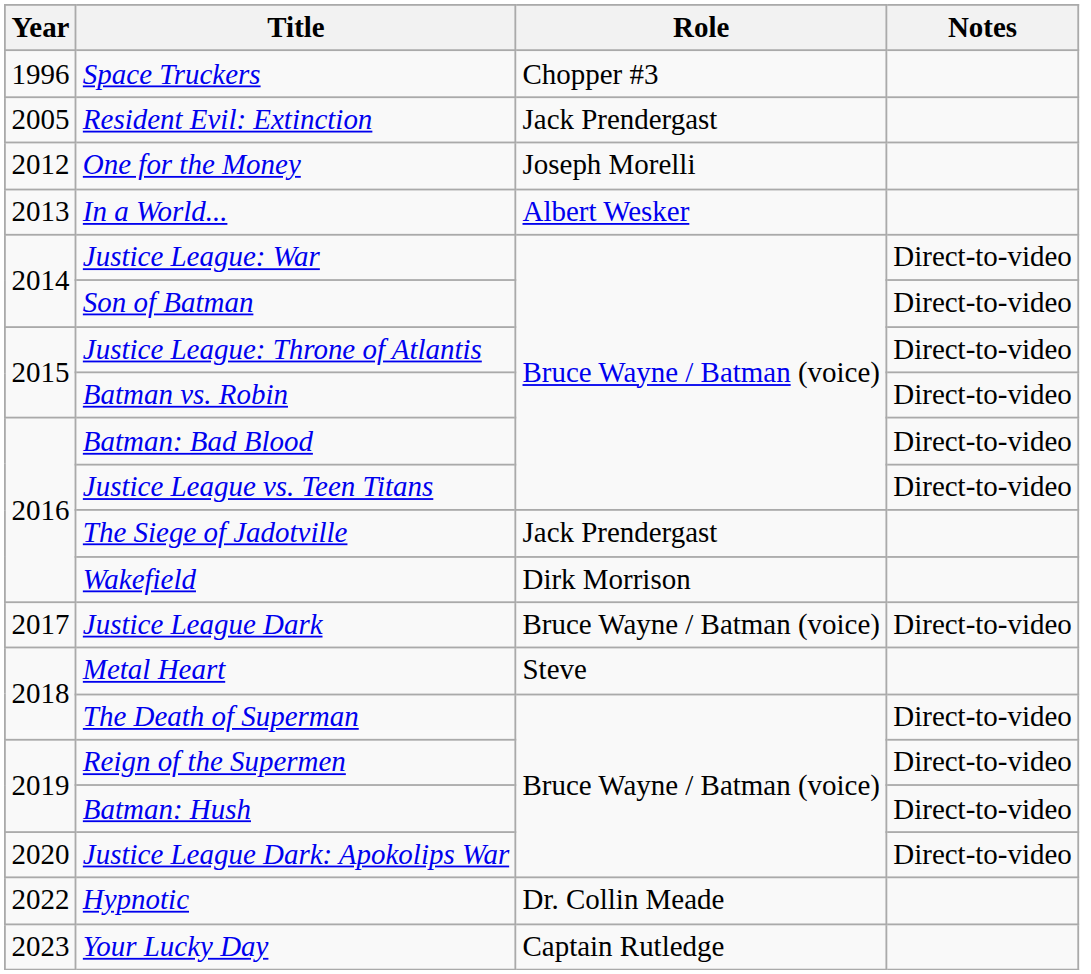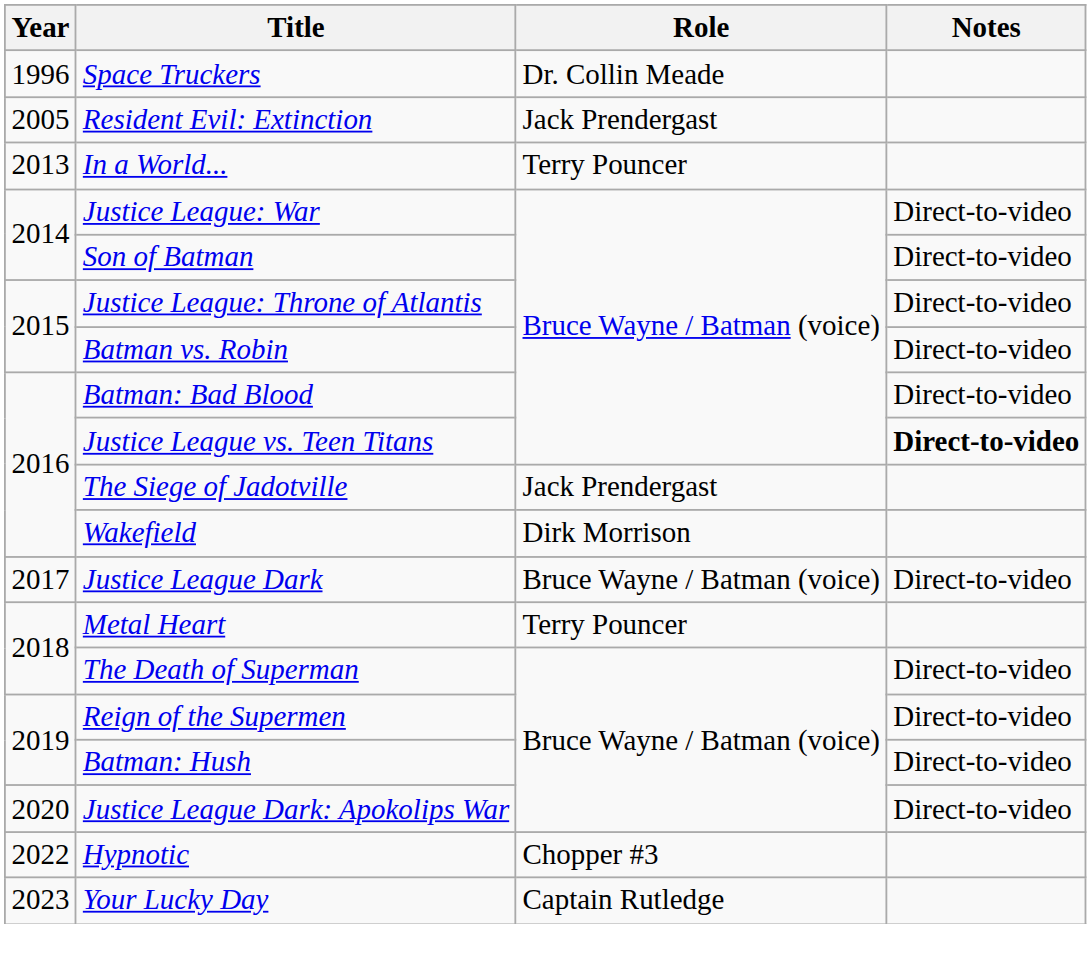(590, 73) Chopper #3 -> (623, 73) Dr. Collin Meade
- row: (192, 165)
(606, 211) Albert Wesker -> (605, 165) Terry Pouncer
(983, 486) normal -> (986, 440) bold
(555, 670) Steve -> (605, 624) Terry Pouncer
(623, 900) Dr. Collin Meade -> (590, 854) Chopper #3
